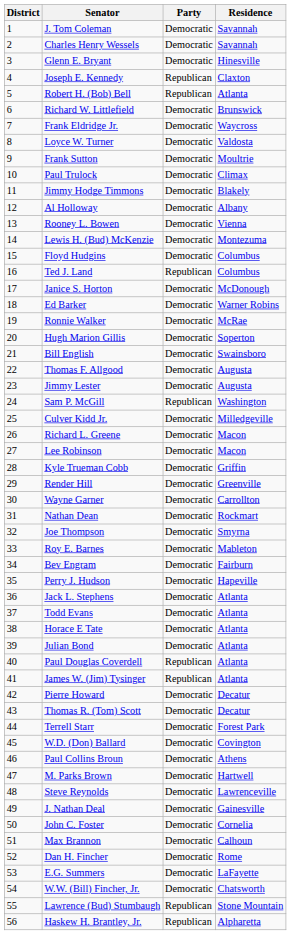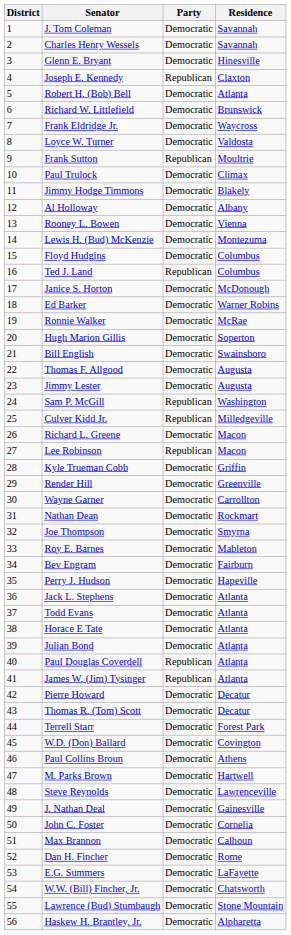(188, 93) Republican -> (189, 93) Democratic
(189, 158) Democratic -> (188, 158) Republican
(189, 418) Democratic -> (188, 418) Republican
(189, 451) Democratic -> (188, 451) Republican
(188, 905) Republican -> (189, 905) Democratic
(188, 922) Republican -> (189, 922) Democratic
